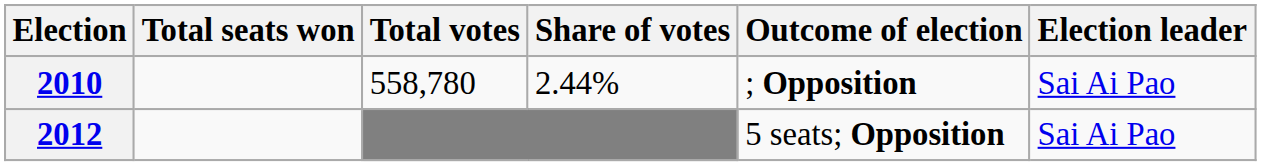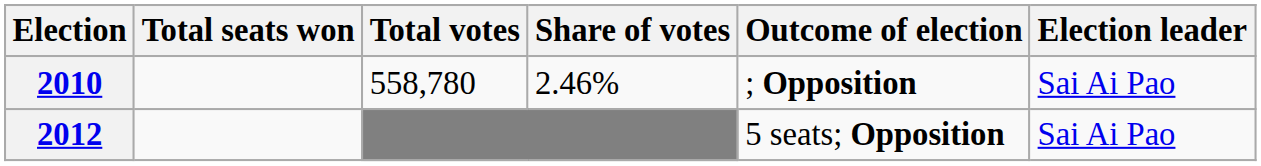(577, 82) 2.44% -> (577, 82) 2.46%
